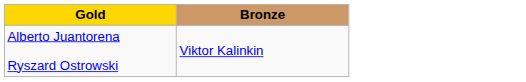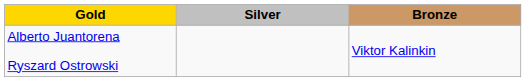+ column: (263, 15)
